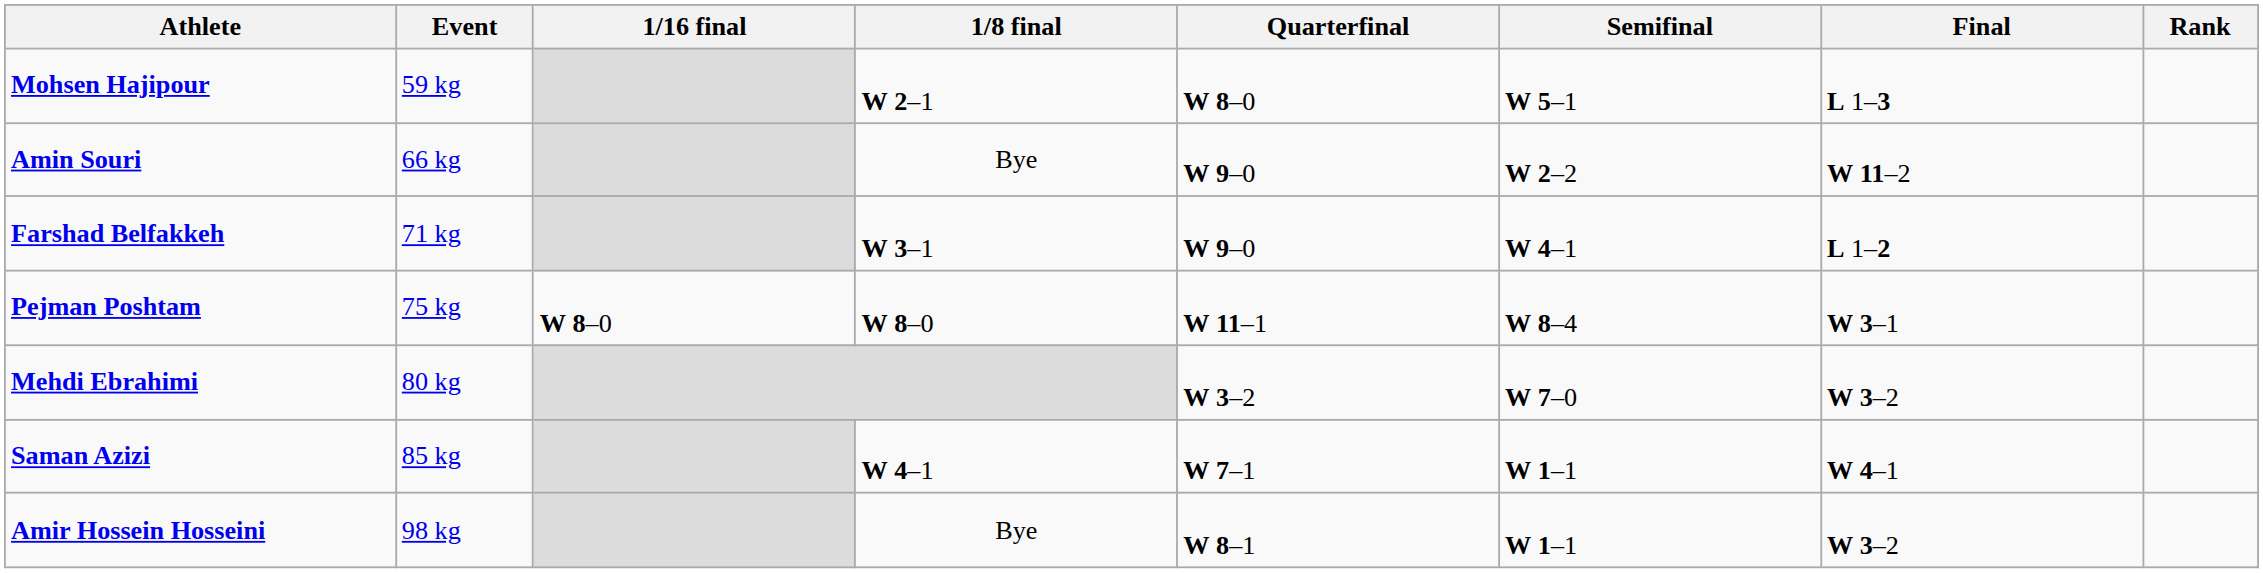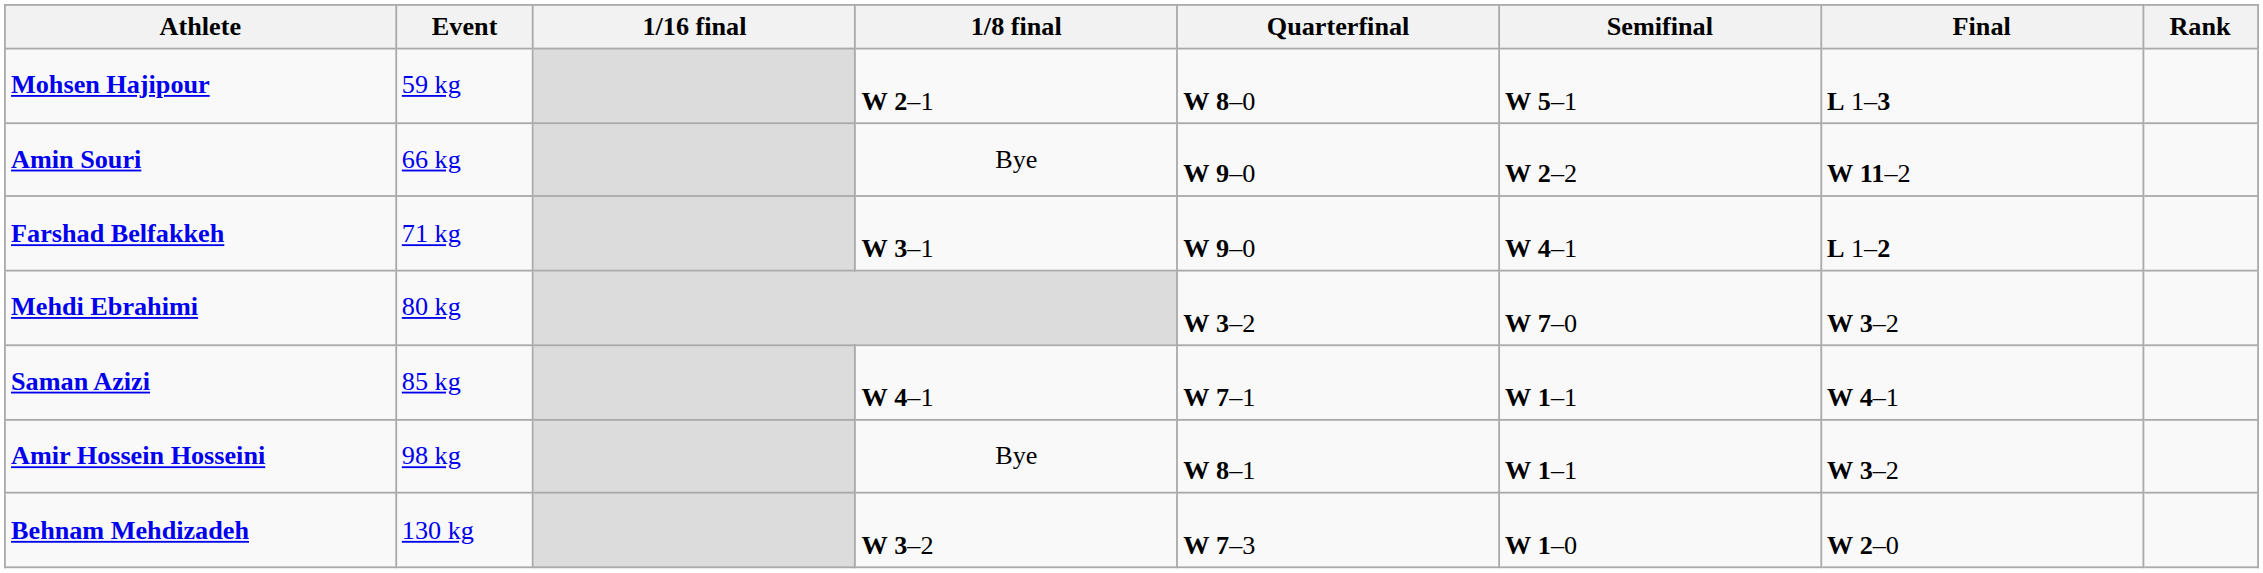- row: (106, 307)
+ row: (130, 530)
